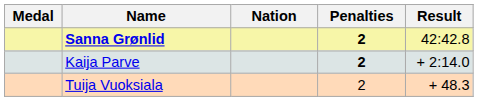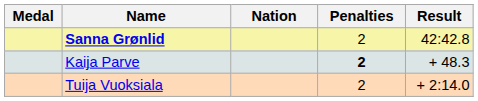(362, 39) bold -> (362, 39) normal
(443, 62) + 2:14.0 -> (449, 62) + 48.3
(449, 85) + 48.3 -> (443, 85) + 2:14.0
